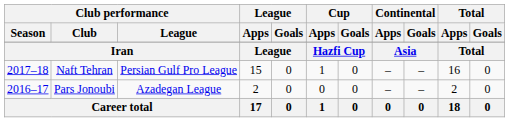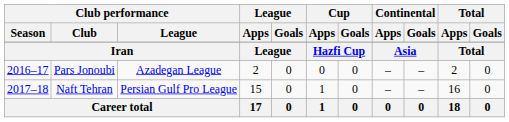rows swapped: (84, 88) <-> (84, 70)
